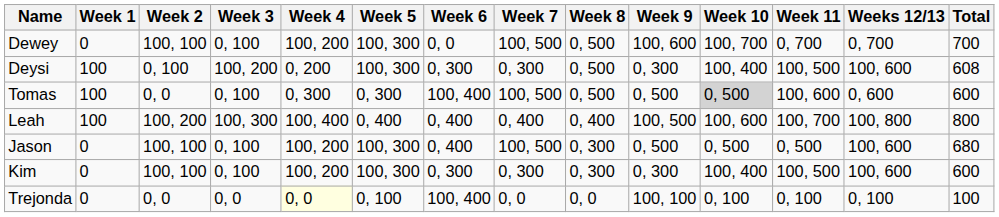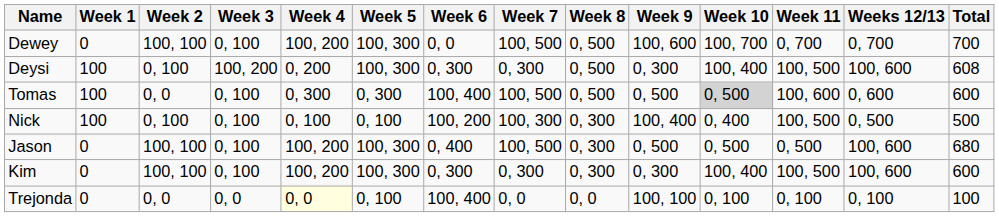+ row: (24, 120)
- row: (26, 120)
